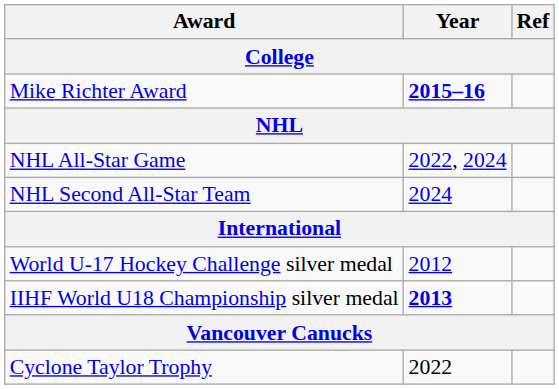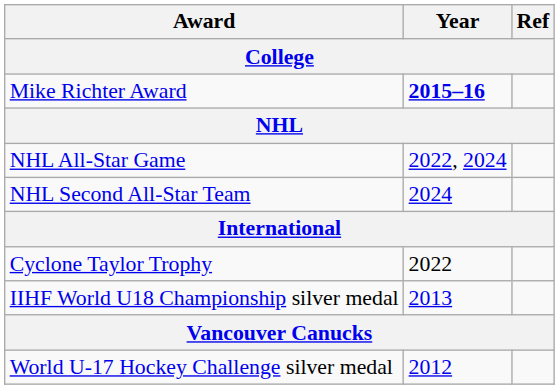rows swapped: (201, 263) <-> (111, 366)
(430, 297) bold -> (430, 297) normal
